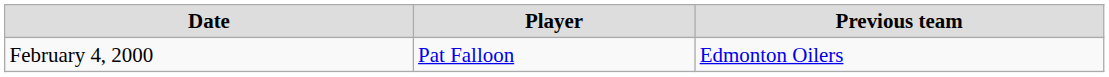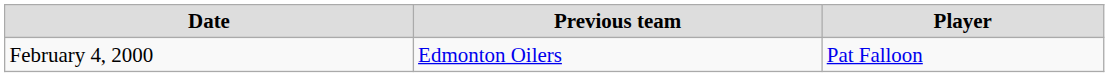columns swapped: (554, 21) <-> (899, 21)
